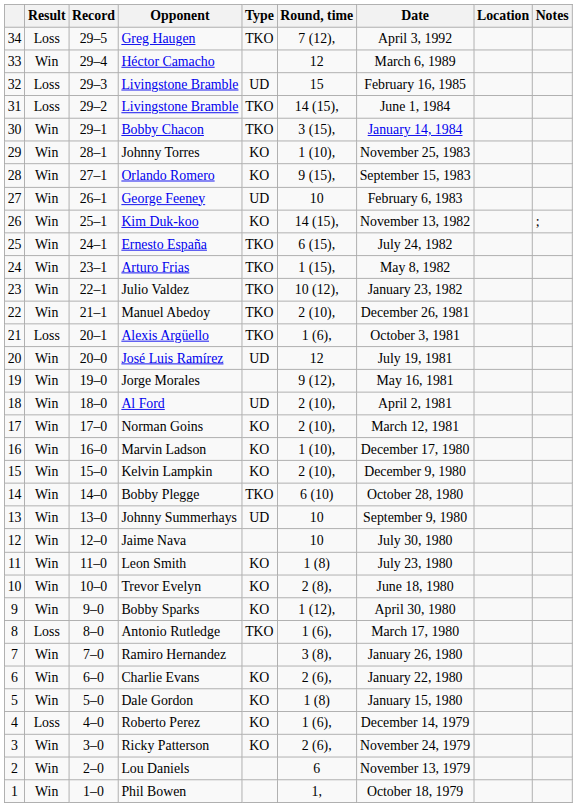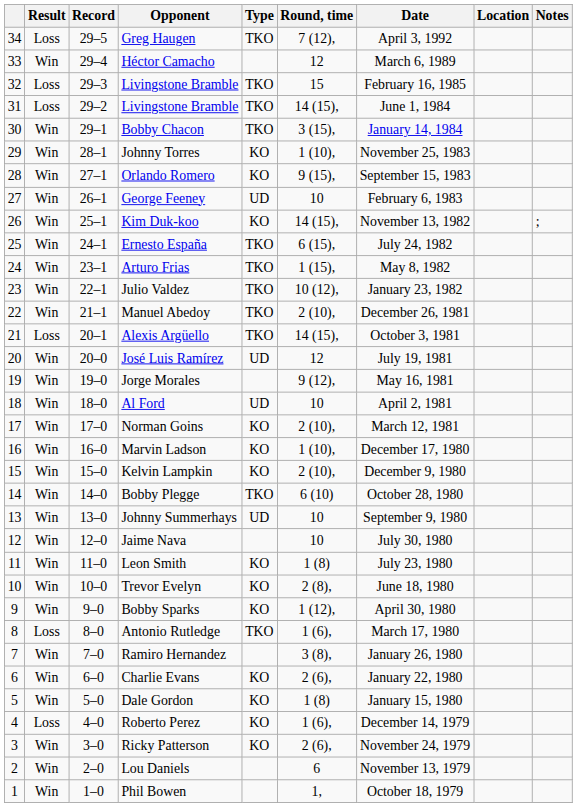(259, 84) UD -> (259, 84) TKO
(317, 335) 1 (6), -> (317, 335) 14 (15),
(317, 403) 2 (10), -> (317, 403) 10
